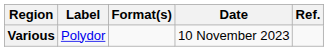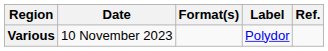columns swapped: (234, 14) <-> (83, 14)
